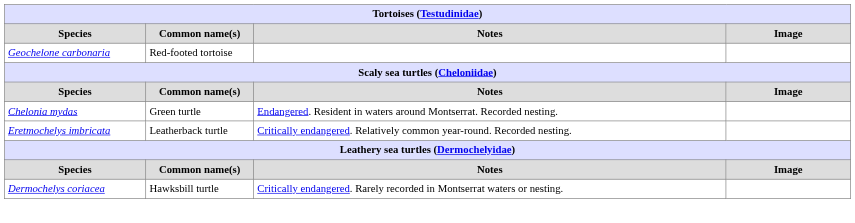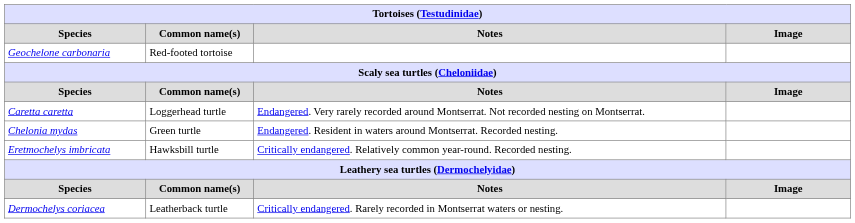+ row: (41, 111)
(189, 130) Leatherback turtle -> (184, 150) Hawksbill turtle
(184, 189) Hawksbill turtle -> (189, 208) Leatherback turtle
